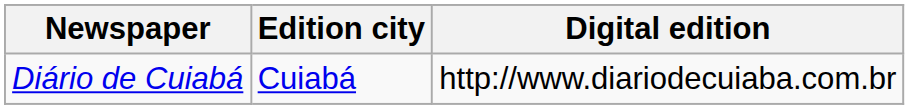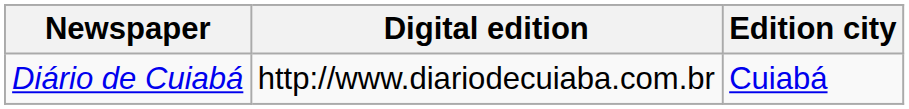columns swapped: (341, 29) <-> (668, 29)
